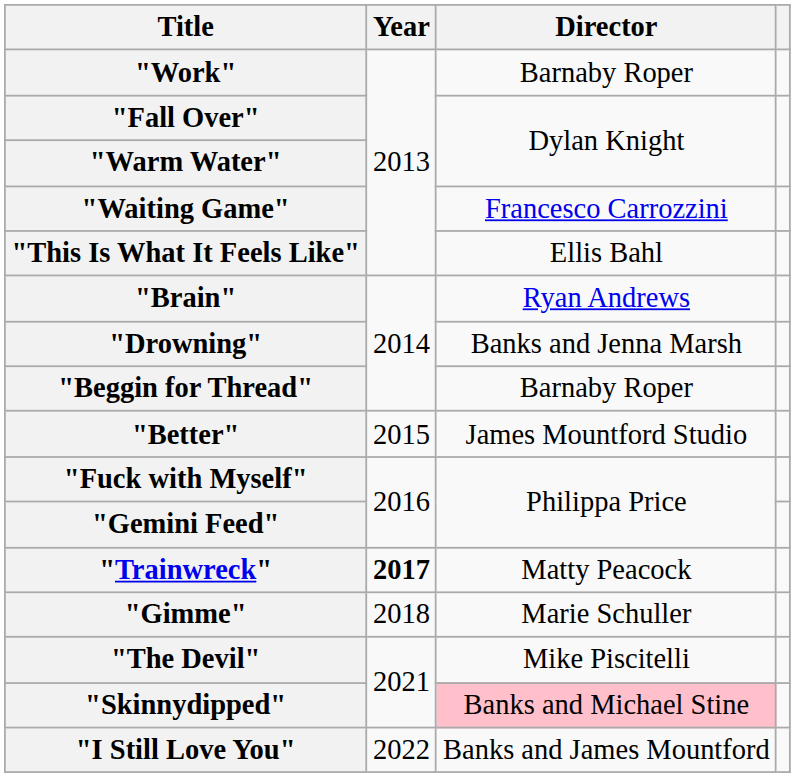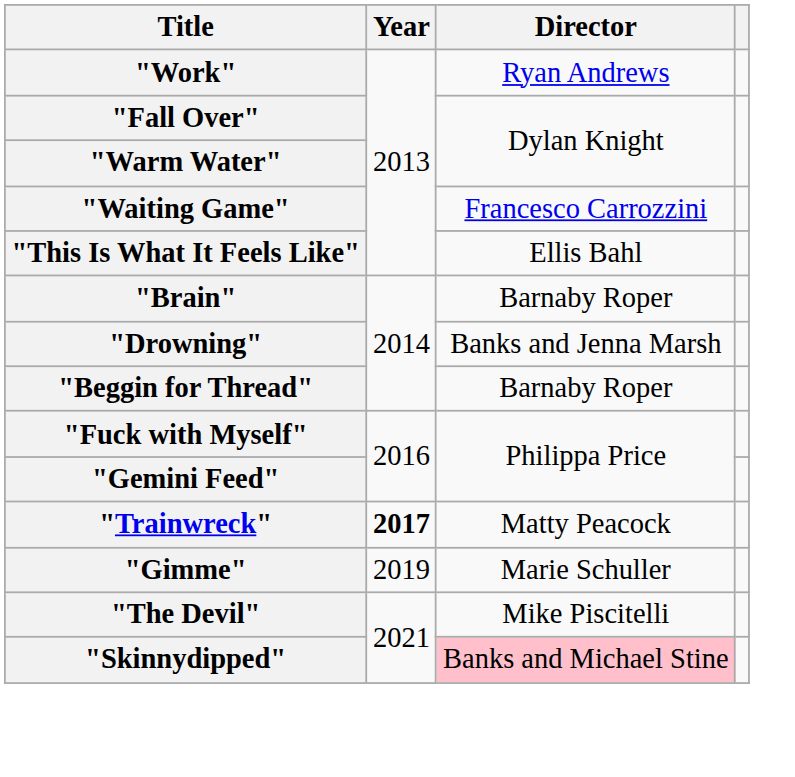(606, 72) Barnaby Roper -> (586, 72) Ryan Andrews
(606, 298) Ryan Andrews -> (586, 298) Barnaby Roper
- row: (186, 433)
(401, 614) 2018 -> (401, 569) 2019
- row: (186, 749)
